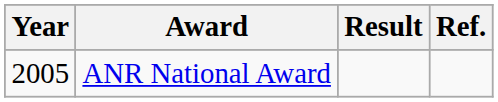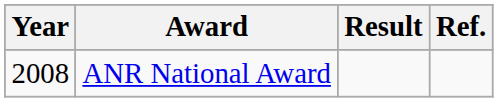(40, 73) 2005 -> (40, 73) 2008
